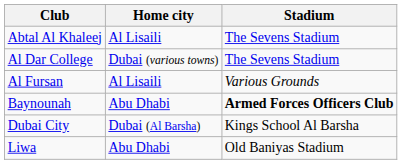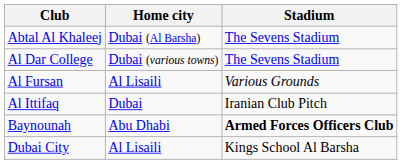(135, 37) Al Lisaili -> (154, 37) Dubai (Al Barsha)
+ row: (33, 103)
(154, 125) Dubai (Al Barsha) -> (135, 147) Al Lisaili
- row: (22, 147)
